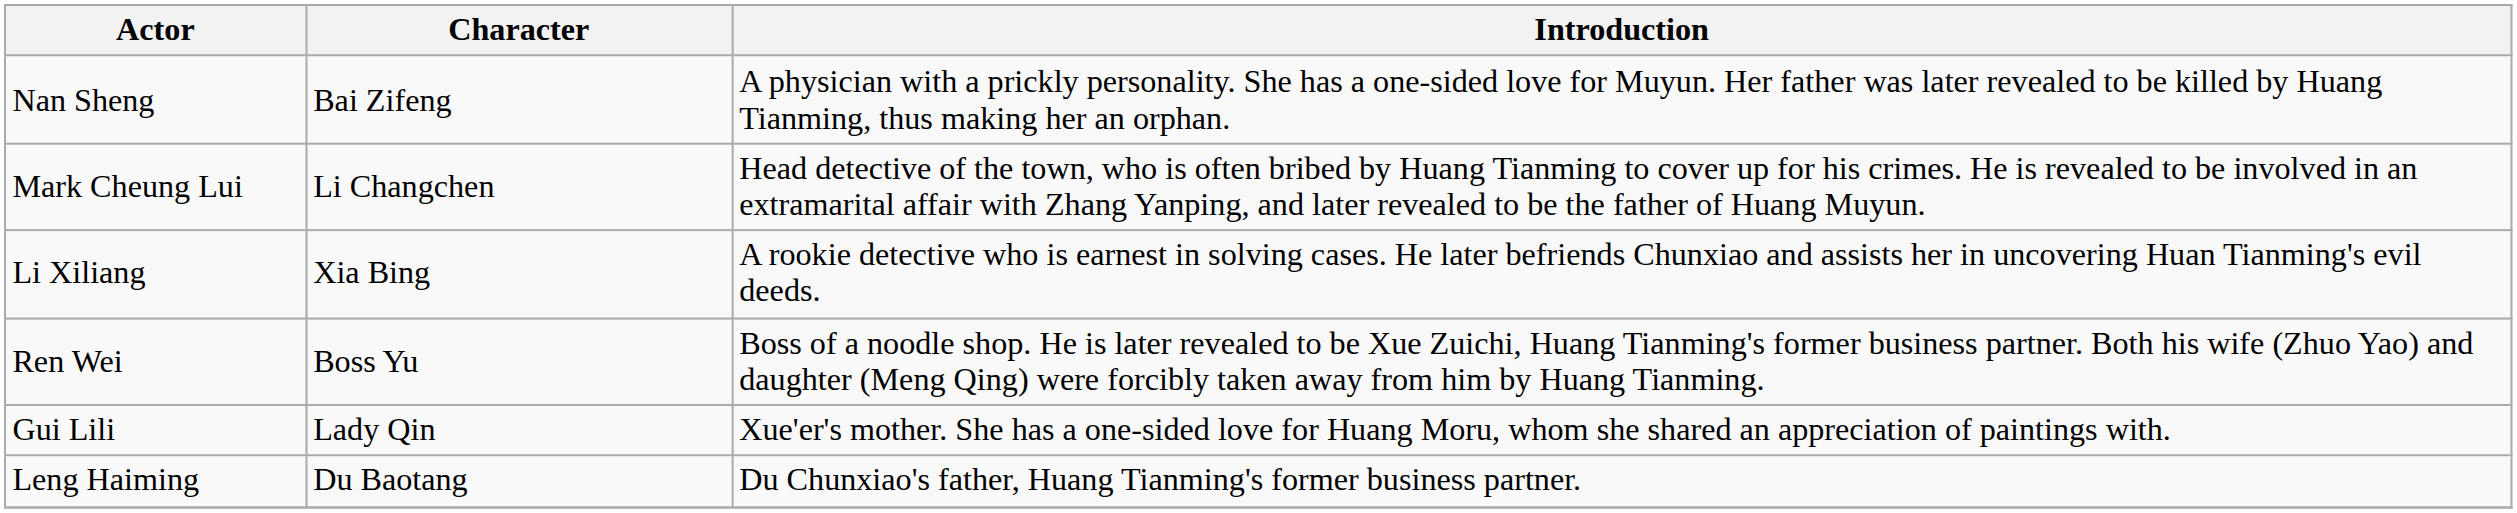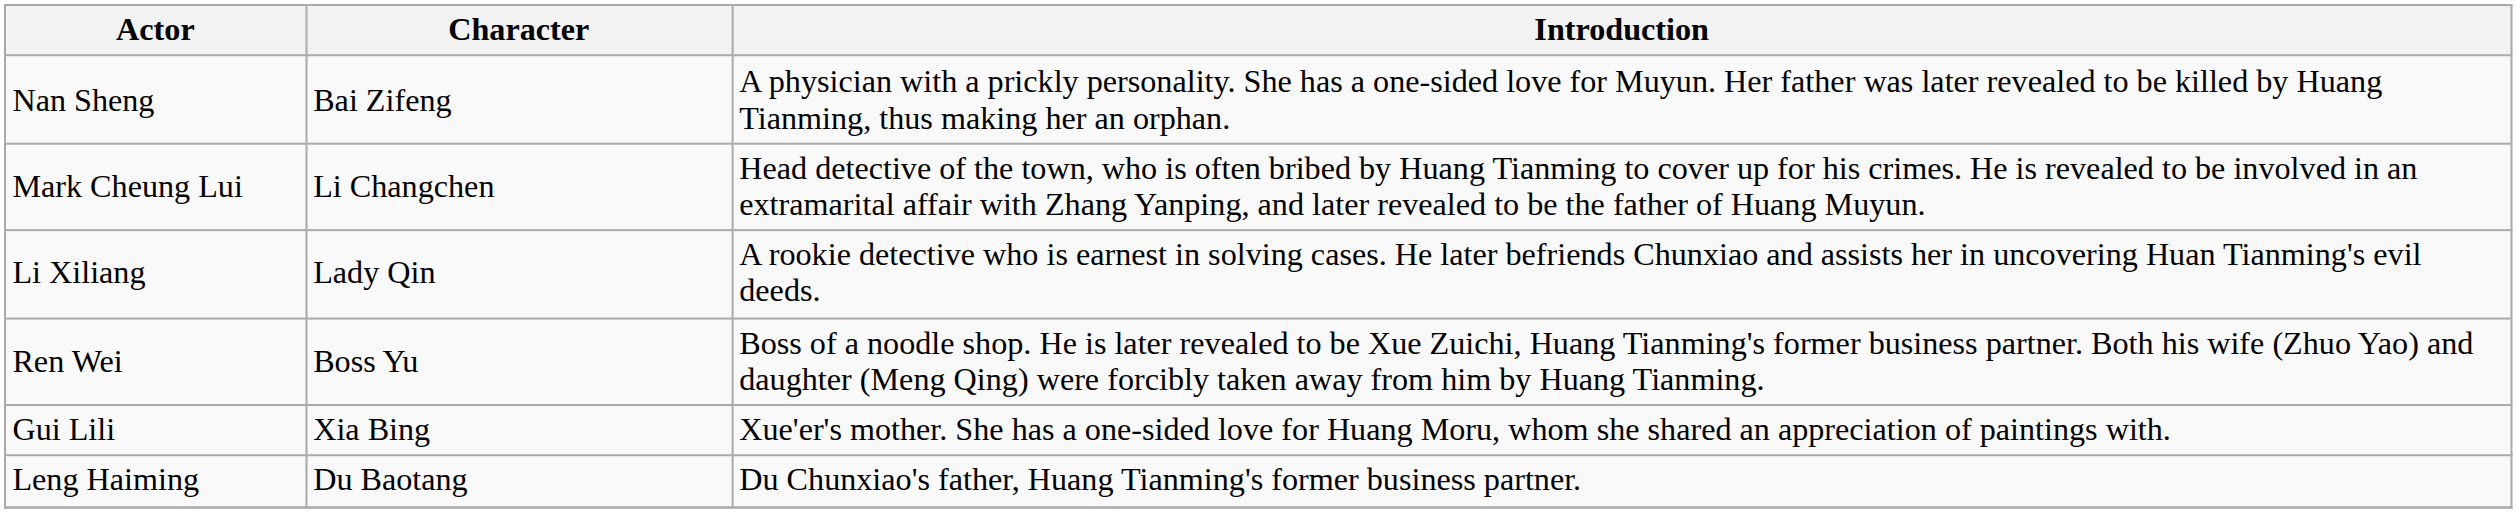(372, 273) Xia Bing -> (374, 273) Lady Qin
(374, 429) Lady Qin -> (372, 429) Xia Bing
